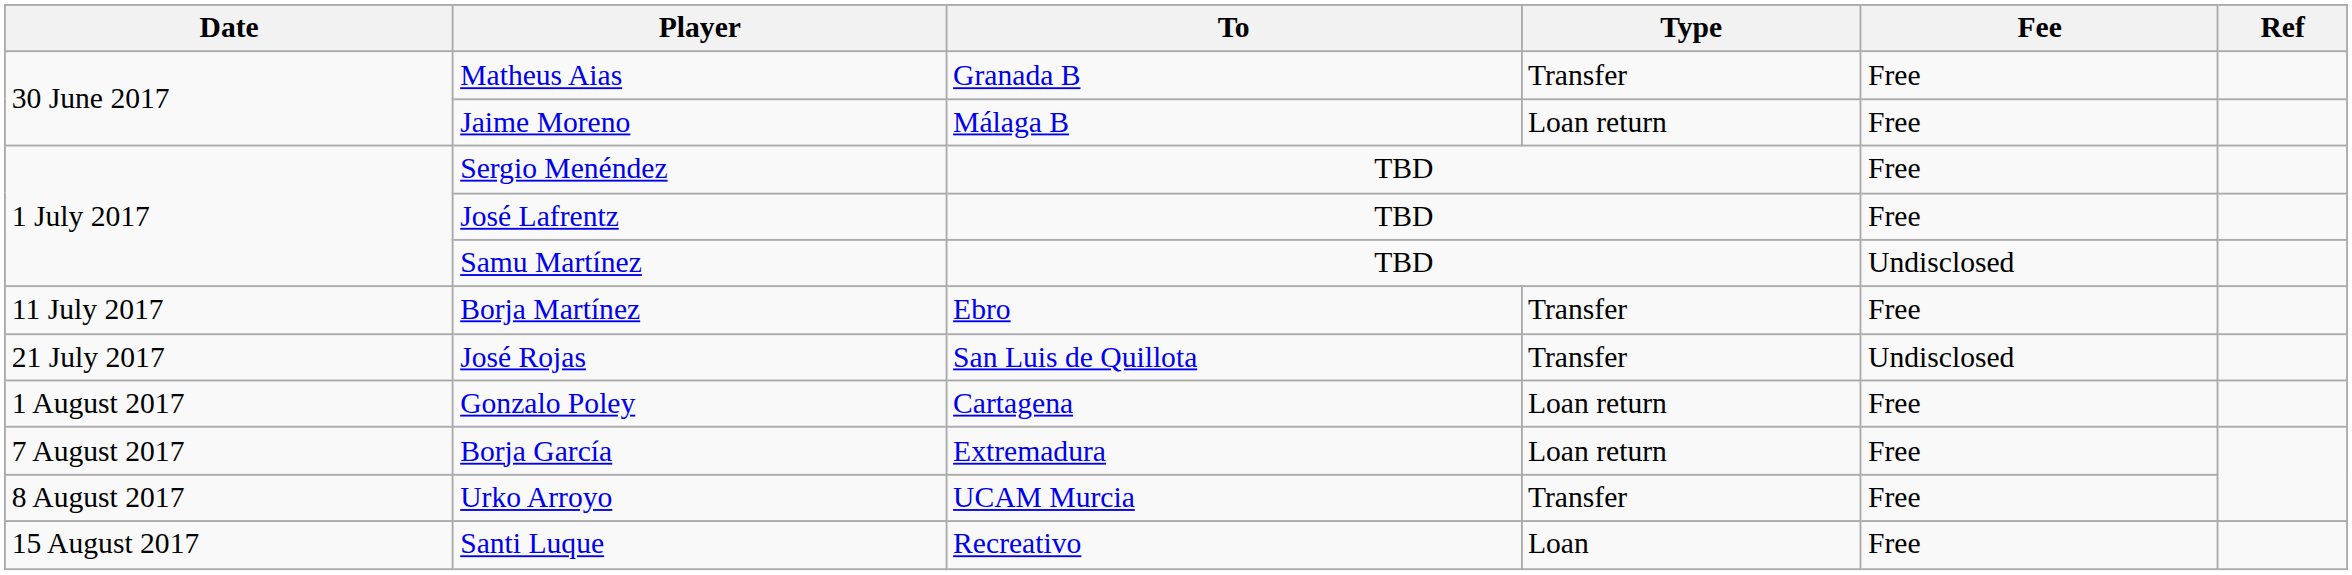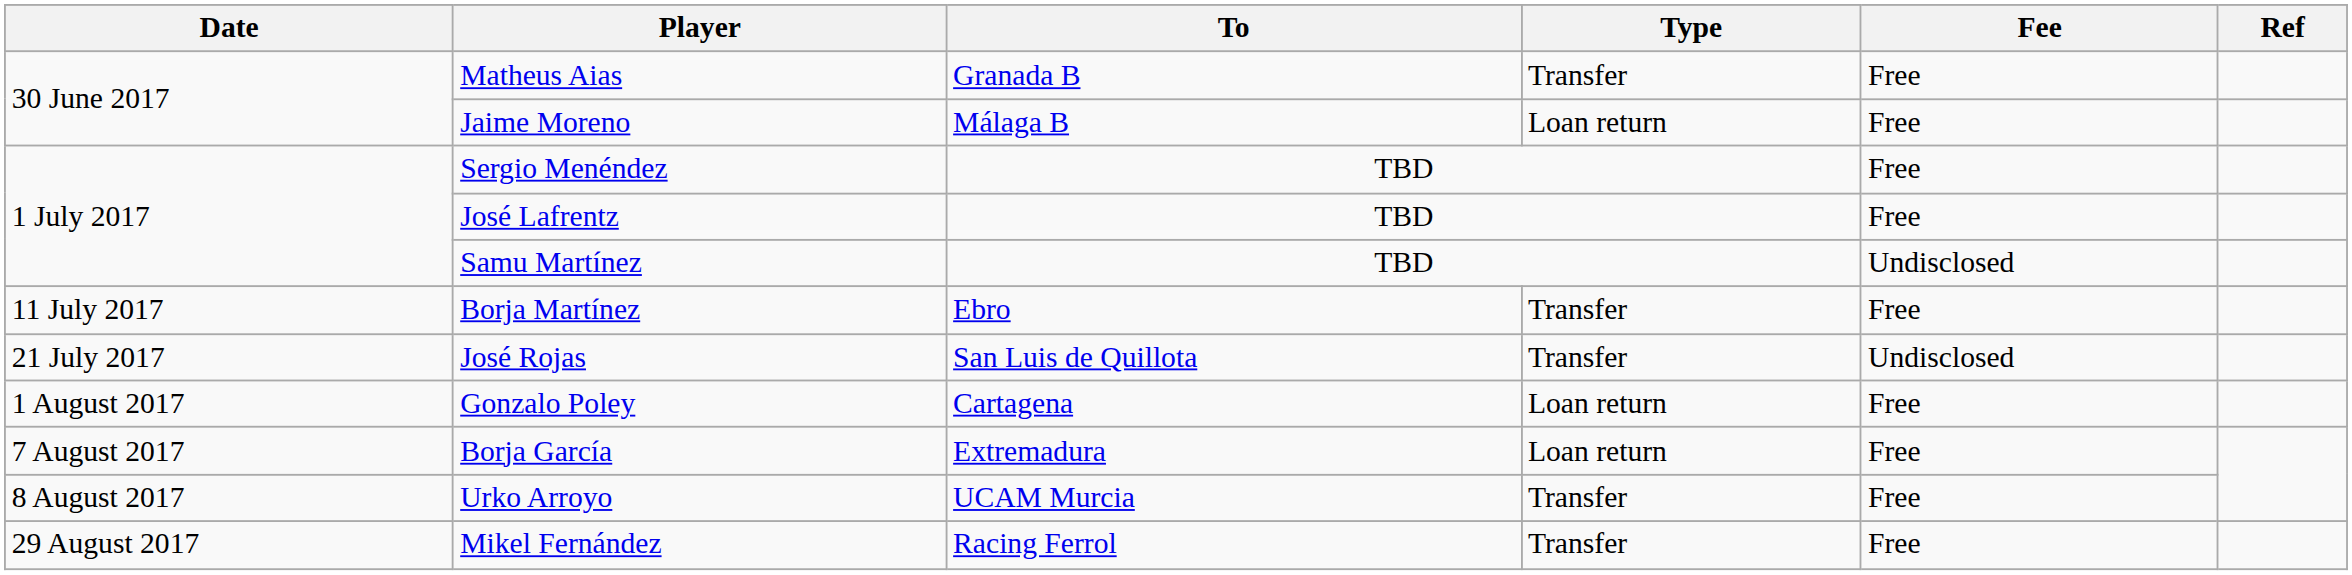- row: (532, 544)
+ row: (561, 544)
